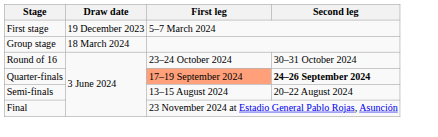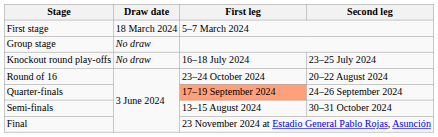(106, 28) 19 December 2023 -> (147, 28) 18 March 2024
(98, 44) 18 March 2024 -> (133, 44) No draw
+ row: (59, 60)
(315, 60) 30–31 October 2024 -> (348, 76) 20–22 August 2024
(322, 76) bold -> (356, 92) normal
(313, 92) 20–22 August 2024 -> (350, 108) 30–31 October 2024
